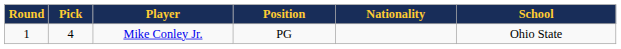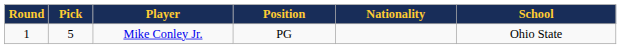(71, 33) 4 -> (71, 33) 5
